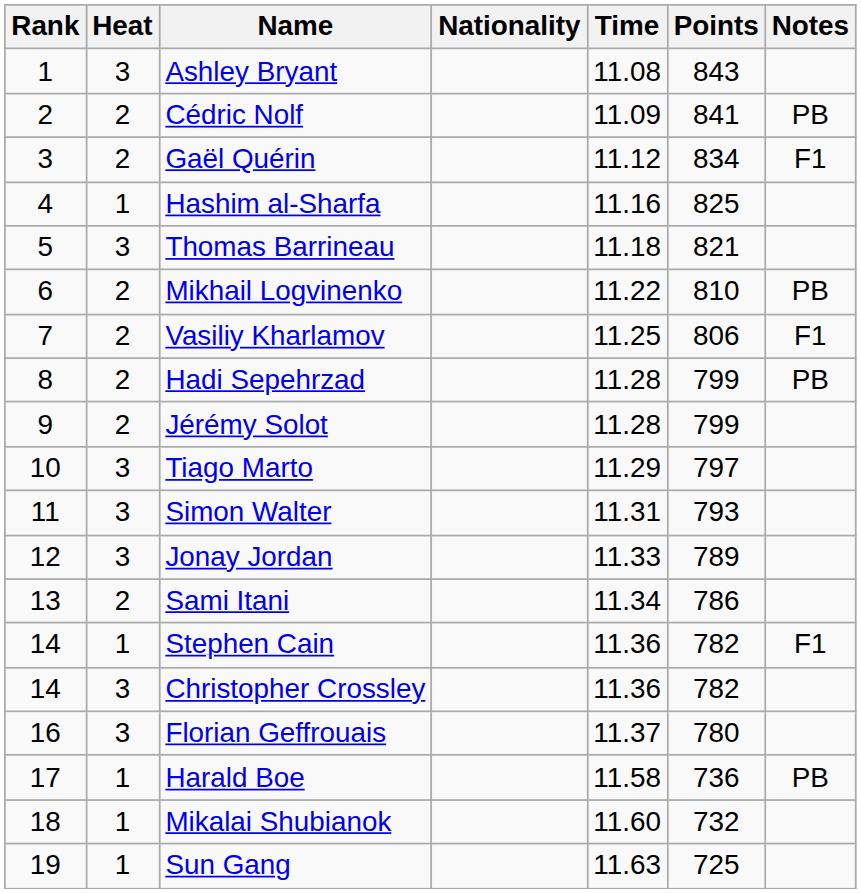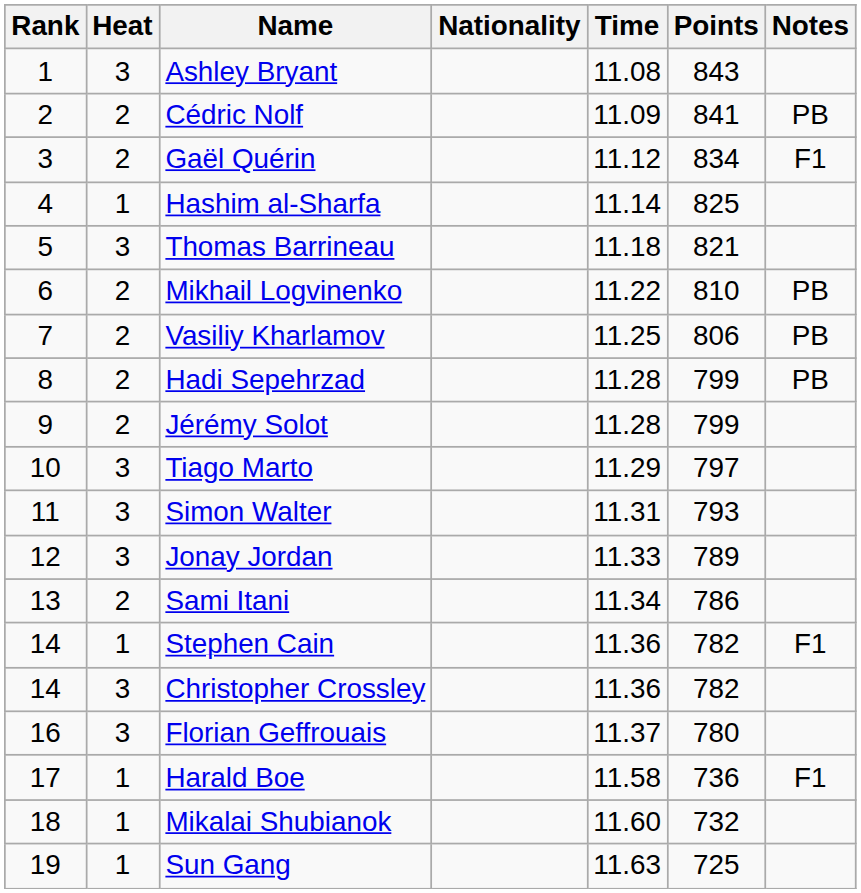(627, 203) 11.16 -> (627, 203) 11.14
(810, 335) F1 -> (810, 335) PB
(810, 777) PB -> (810, 777) F1
